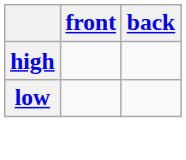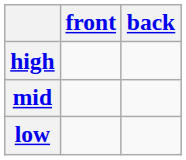+ row: (32, 97)
